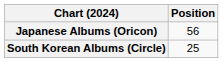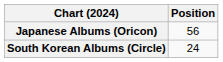(193, 48) 25 -> (193, 48) 24
